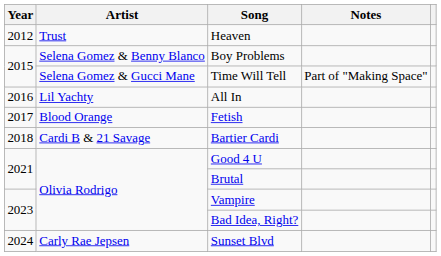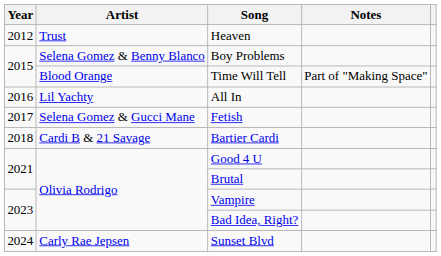(117, 76) Selena Gomez & Gucci Mane -> (76, 76) Blood Orange
(76, 117) Blood Orange -> (117, 117) Selena Gomez & Gucci Mane
